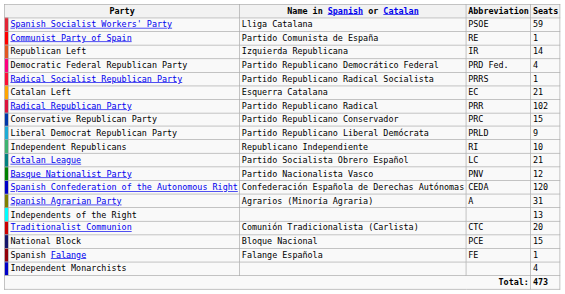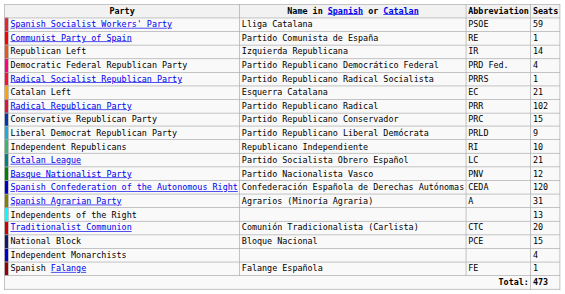rows swapped: (69, 269) <-> (48, 255)
